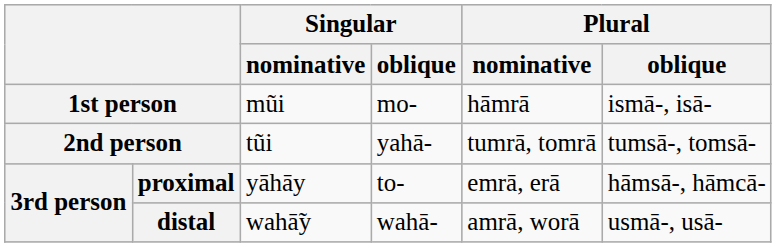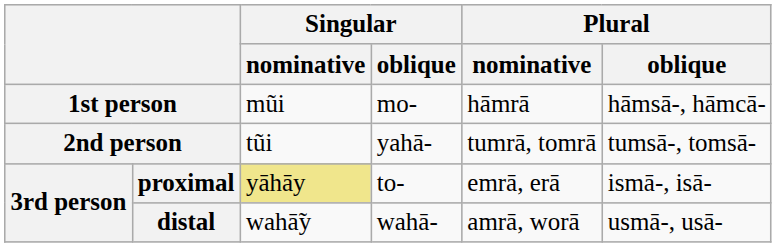(660, 103) ismā-, isā- -> (687, 103) hāmsā-, hāmcā-
(276, 182) no background -> (276, 182) khaki background
(687, 182) hāmsā-, hāmcā- -> (660, 182) ismā-, isā-
